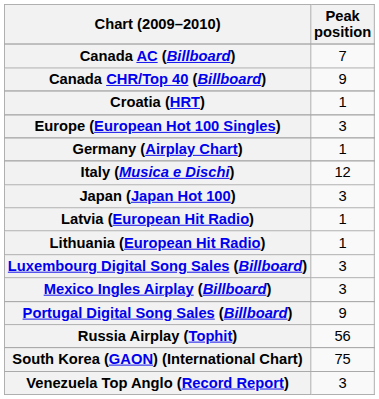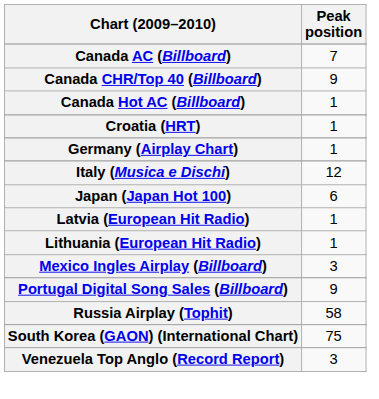+ row: (153, 102)
- row: (158, 126)
(343, 196) 3 -> (334, 196) 6
- row: (158, 266)
(343, 336) 56 -> (334, 312) 58
